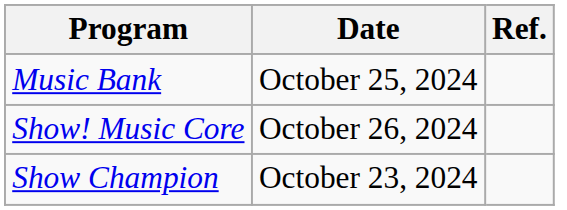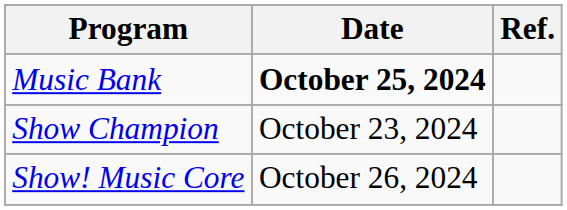(368, 79) normal -> (372, 79) bold
rows swapped: (115, 178) <-> (128, 128)
